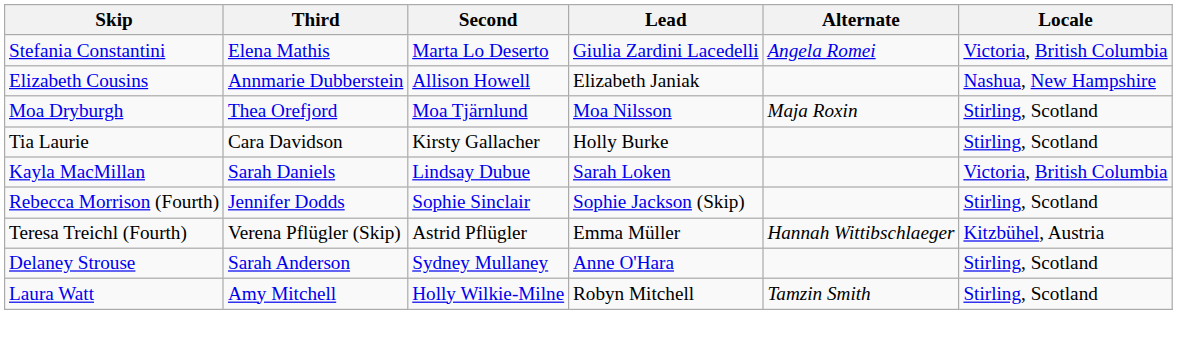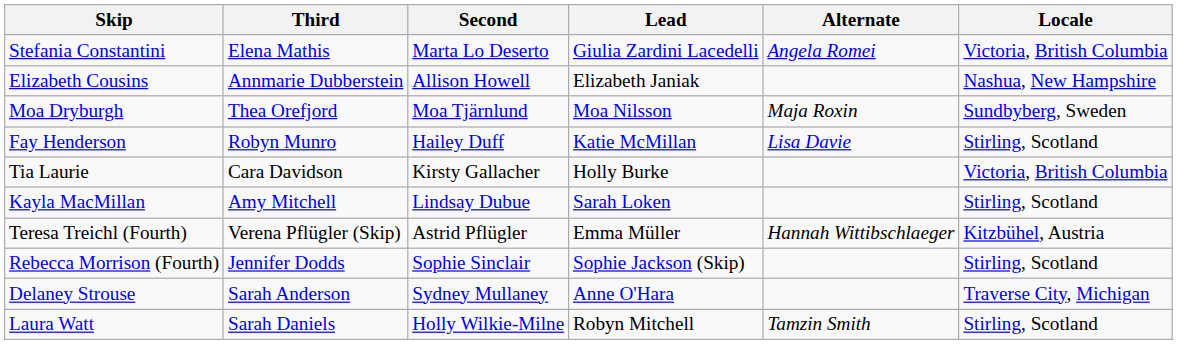(1031, 111) Stirling, Scotland -> (1045, 111) Sundbyberg, Sweden
+ row: (67, 141)
(1031, 141) Stirling, Scotland -> (1066, 171) Victoria, British Columbia
(282, 171) Sarah Daniels -> (282, 202) Amy Mitchell
(1066, 171) Victoria, British Columbia -> (1031, 202) Stirling, Scotland
rows swapped: (114, 202) <-> (98, 232)
(1031, 263) Stirling, Scotland -> (1057, 293) Traverse City, Michigan
(282, 293) Amy Mitchell -> (282, 324) Sarah Daniels
